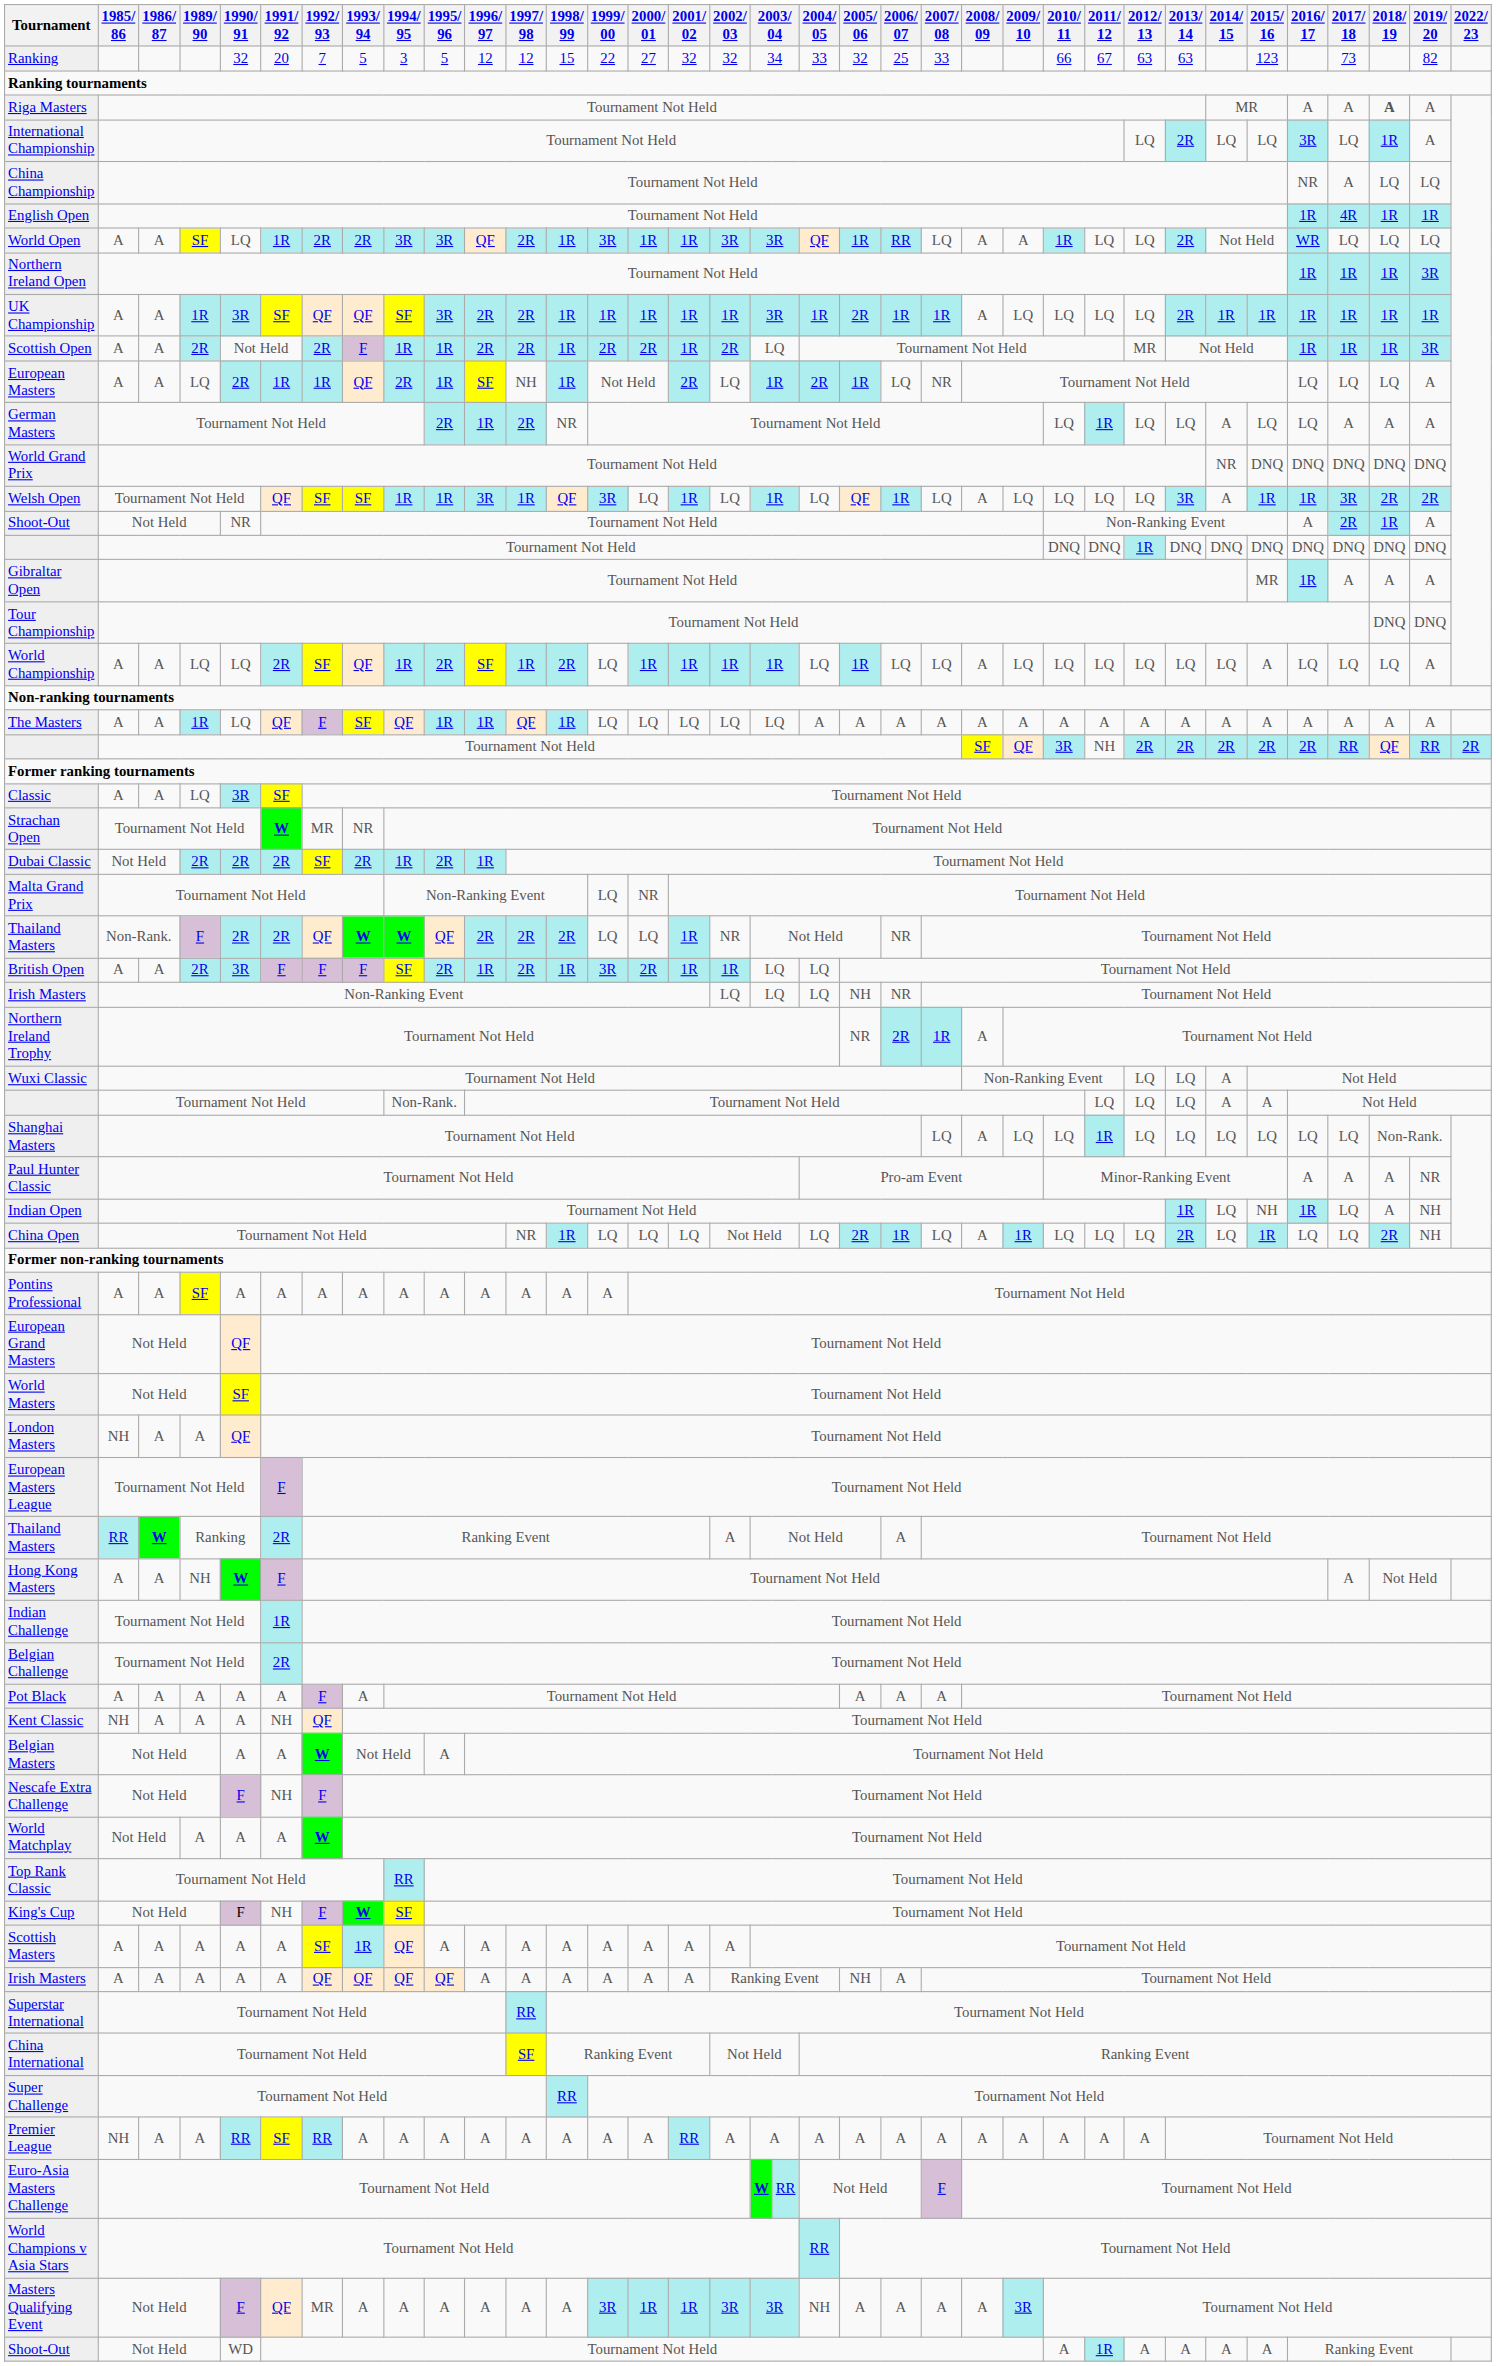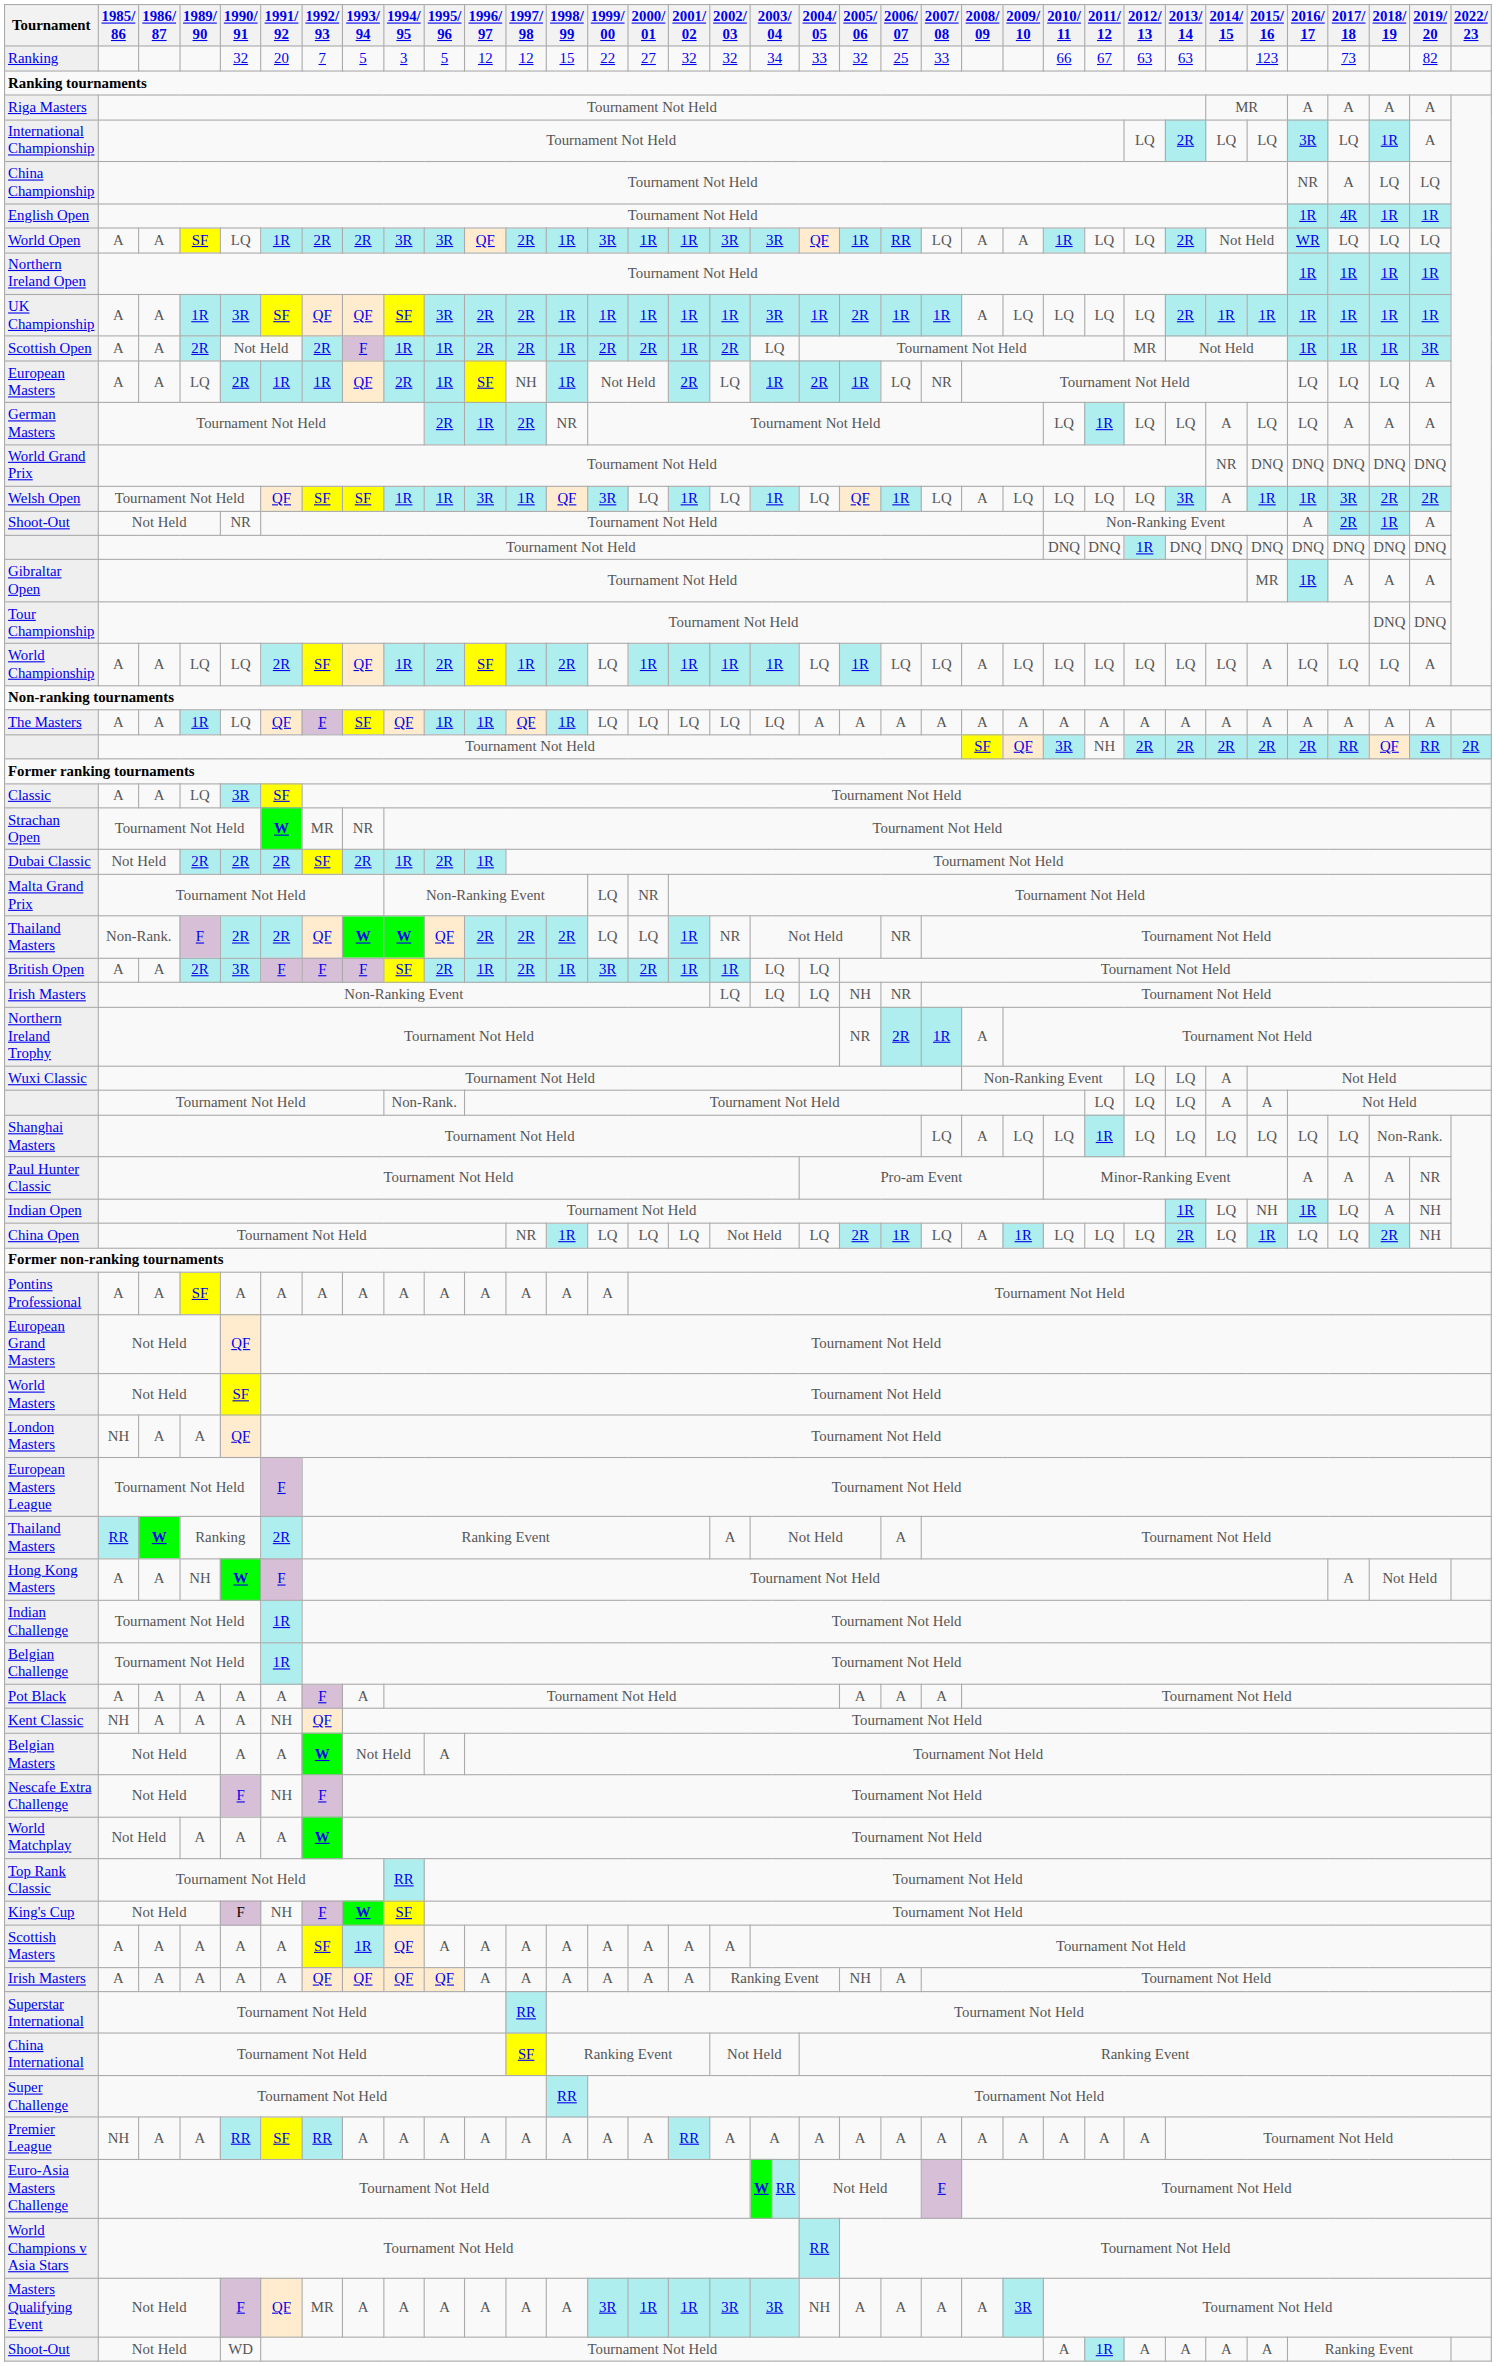(1389, 107) bold -> (1389, 107) normal
(1430, 273) 3R -> (1430, 273) 1R
(281, 1662) 2R -> (281, 1662) 1R
